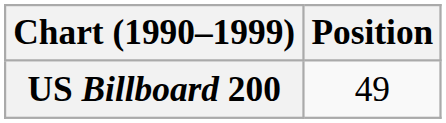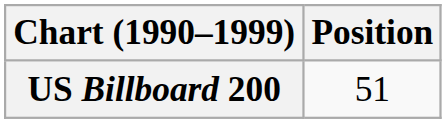(372, 88) 49 -> (372, 88) 51
